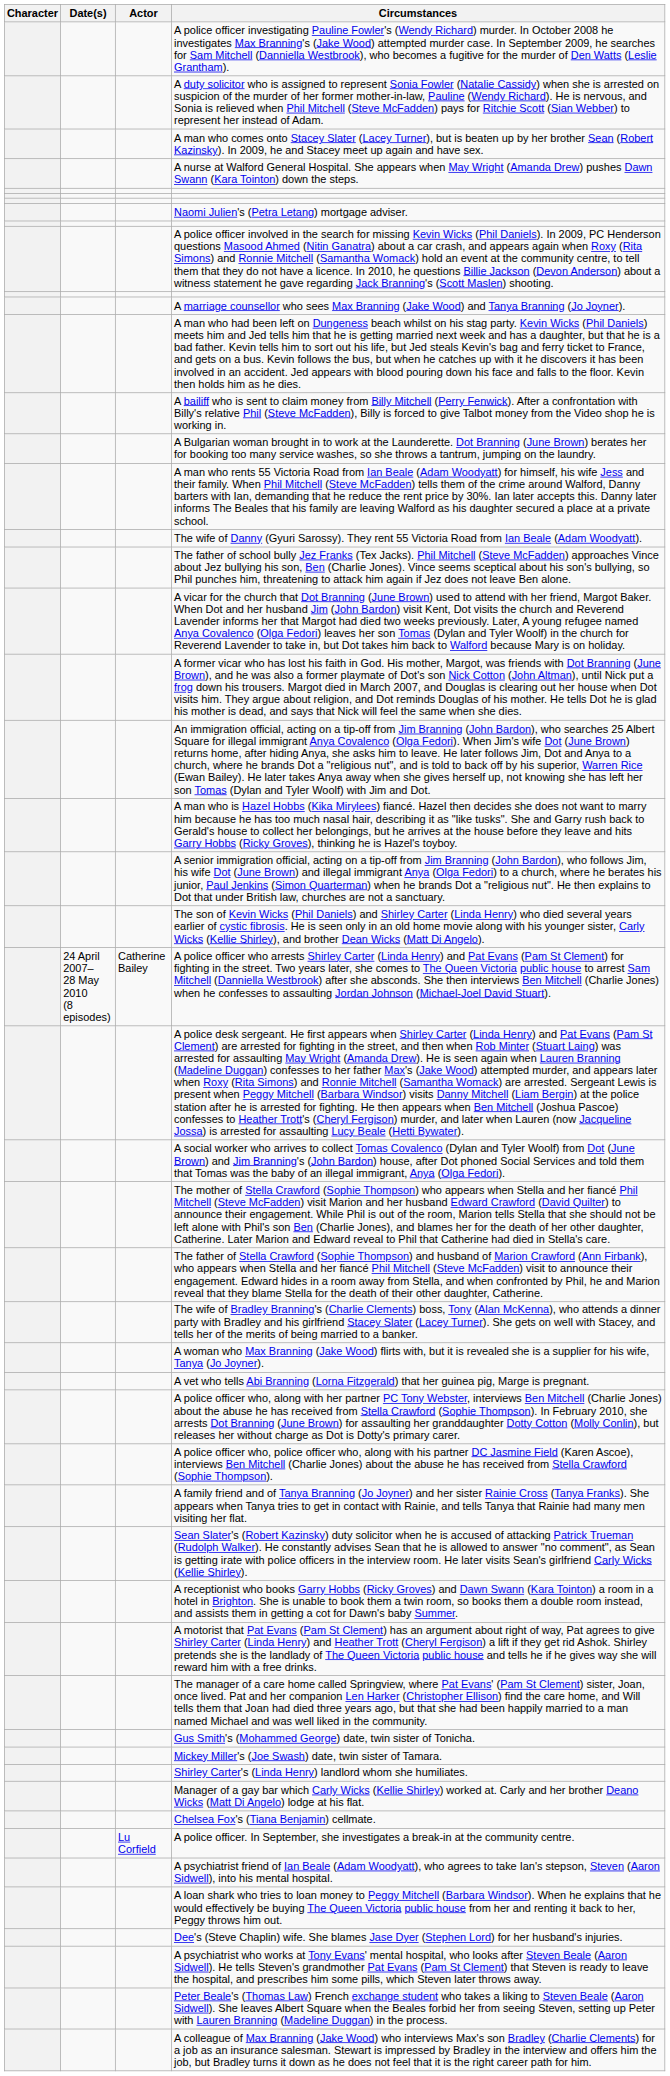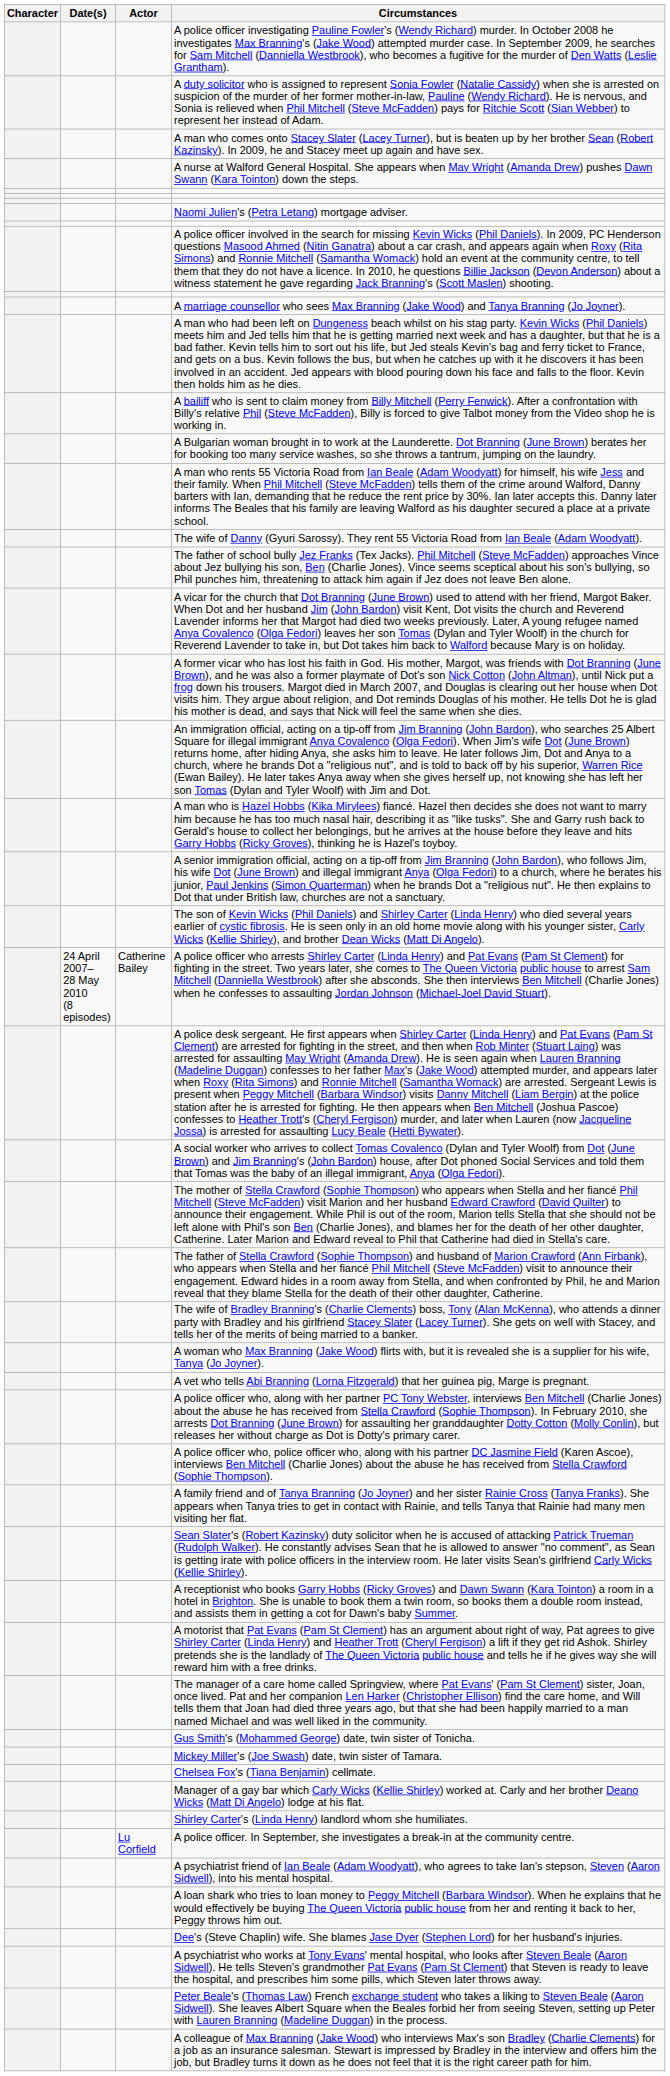rows swapped: (143, 1773) <-> (143, 1820)
